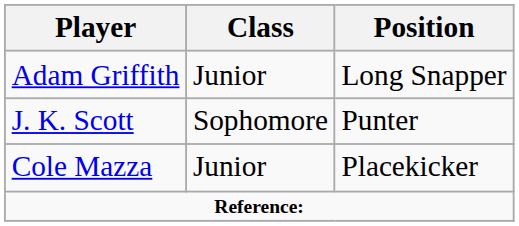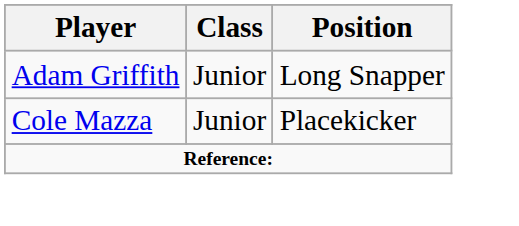- row: (73, 120)
